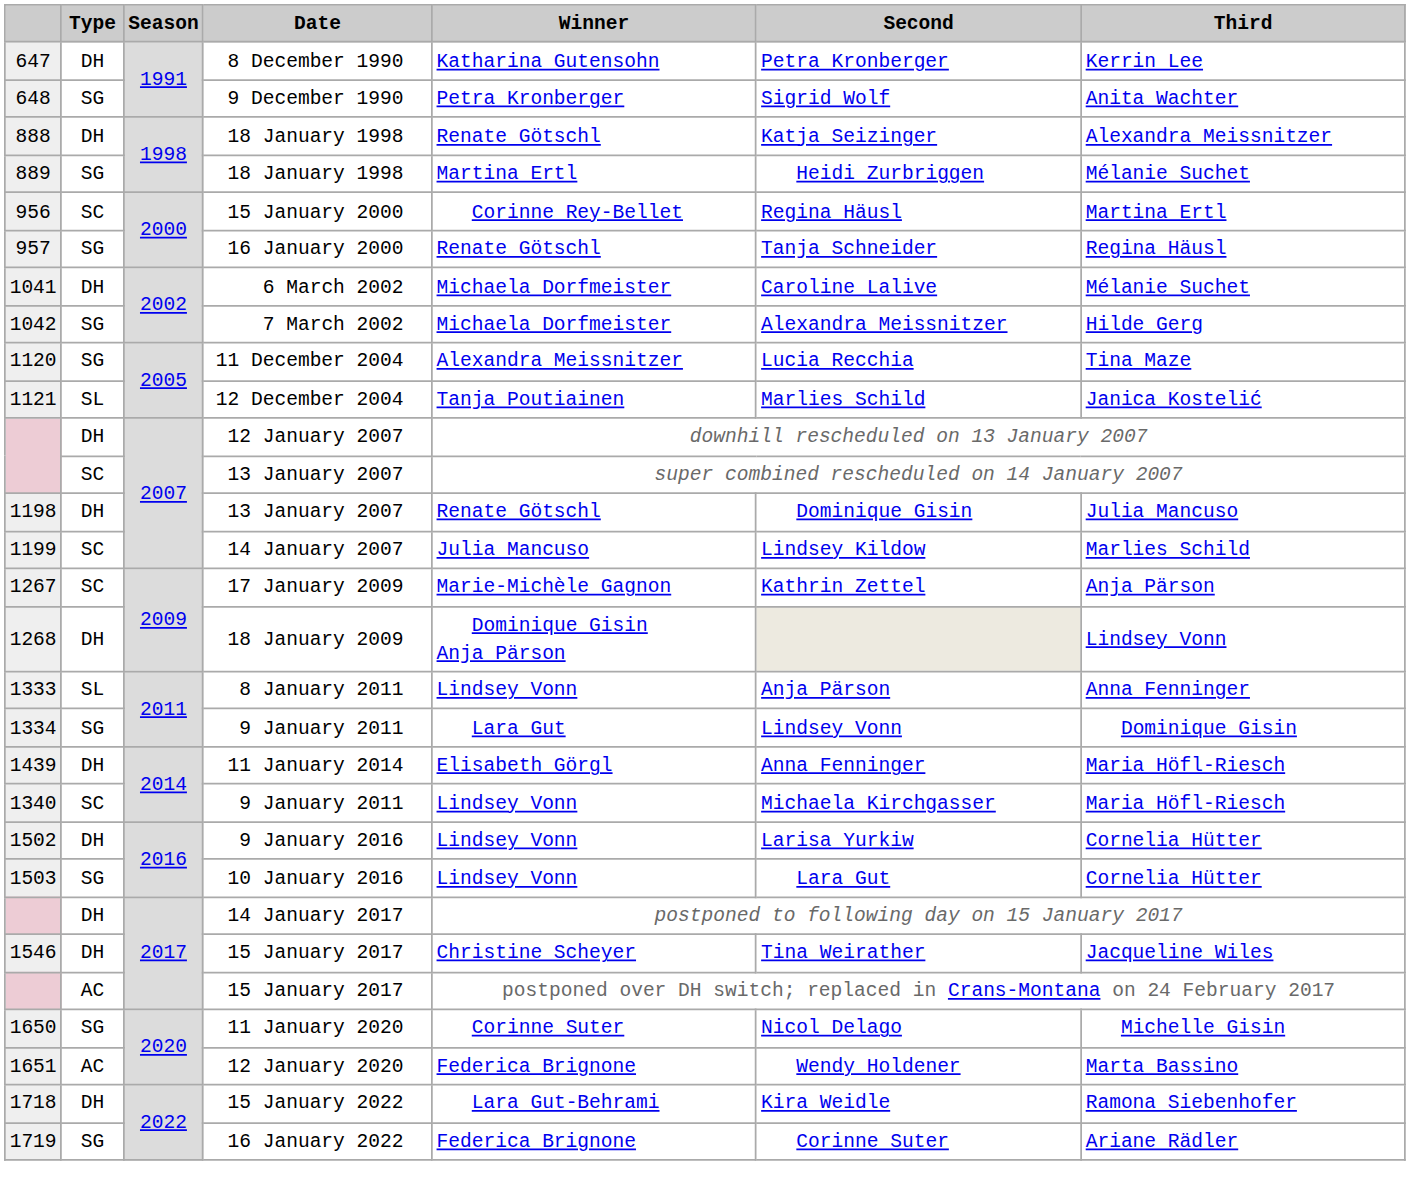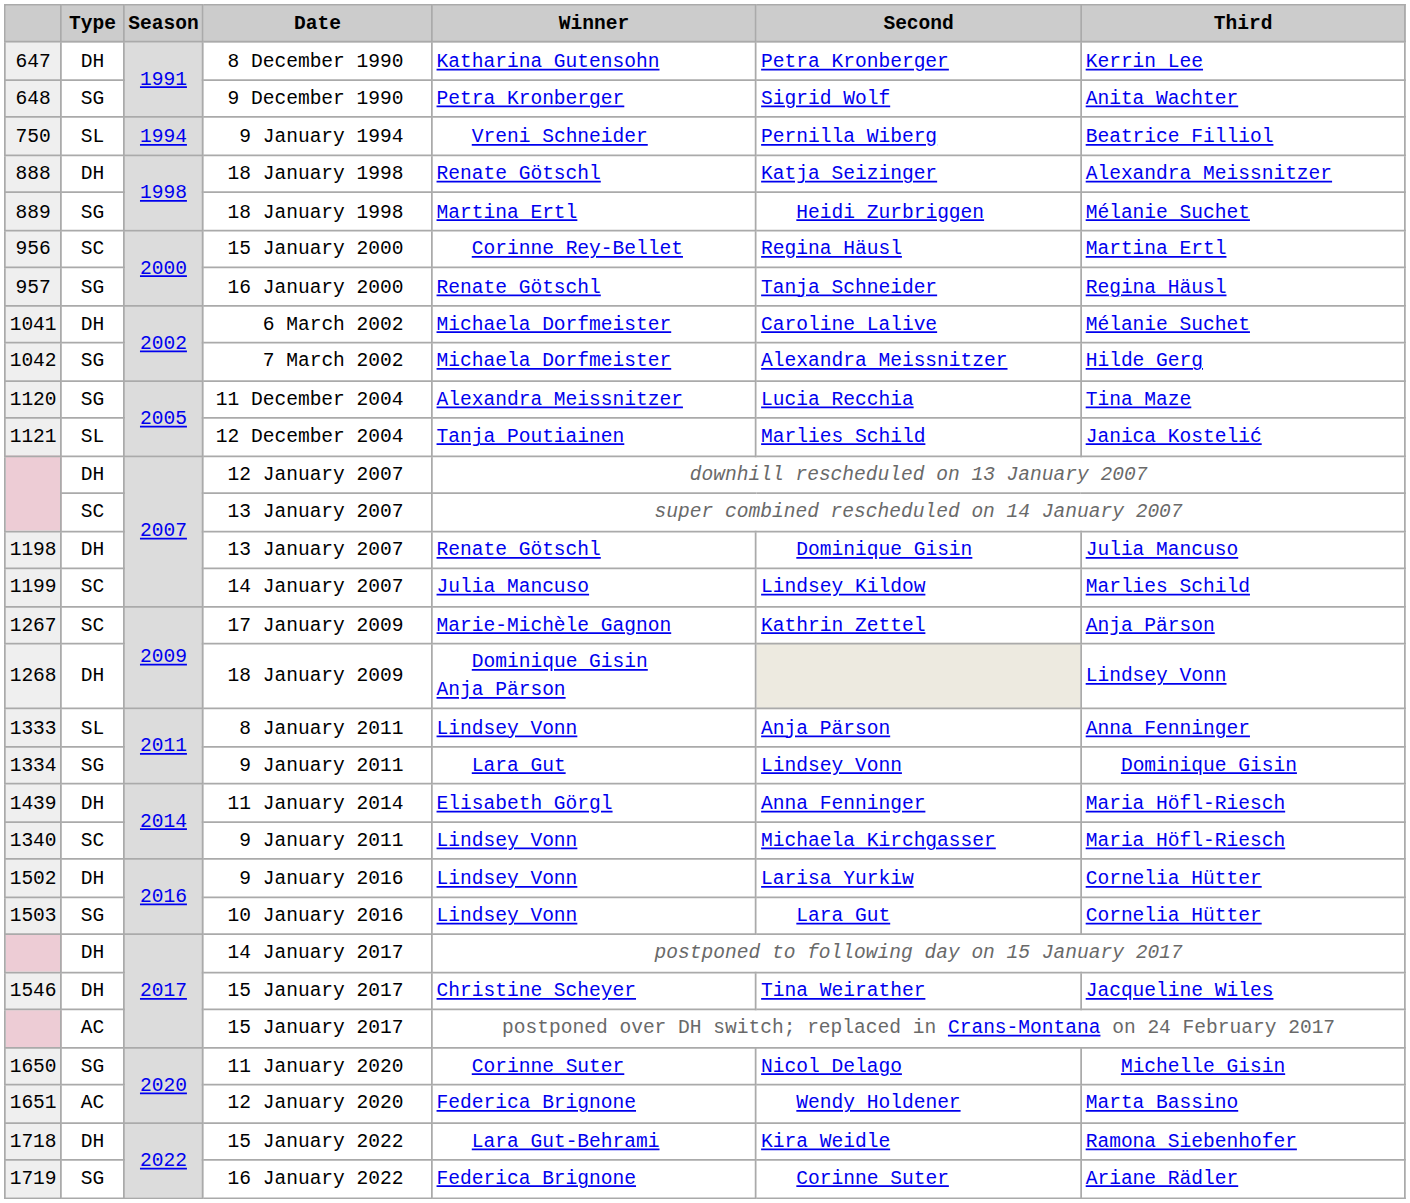+ row: (33, 137)
